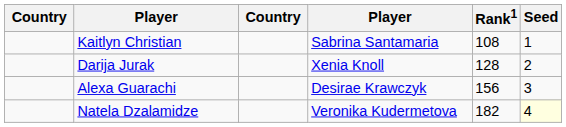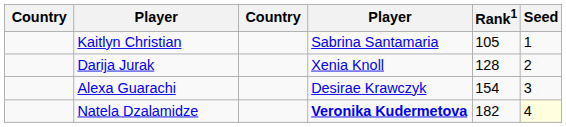(487, 42) 108 -> (487, 42) 105
(487, 88) 156 -> (487, 88) 154
(384, 111) normal -> (389, 111) bold
